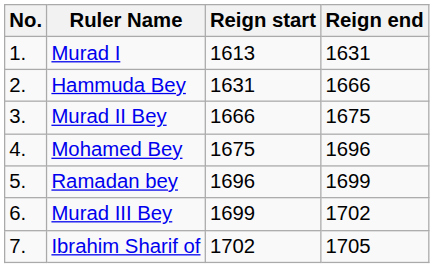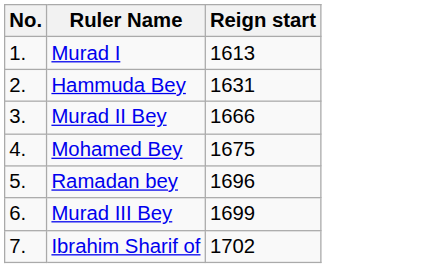- column: (375, 20)
